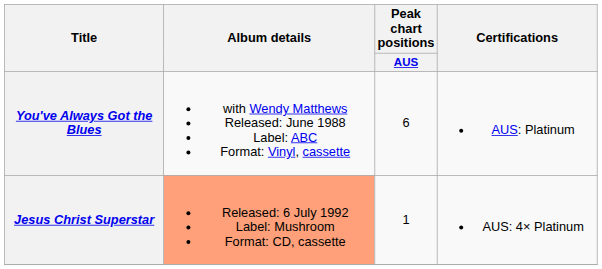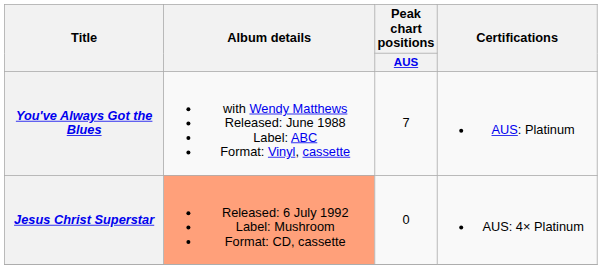(406, 123) 6 -> (406, 123) 7
(406, 219) 1 -> (406, 219) 0
